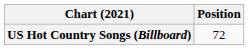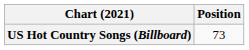(219, 34) 72 -> (219, 34) 73
